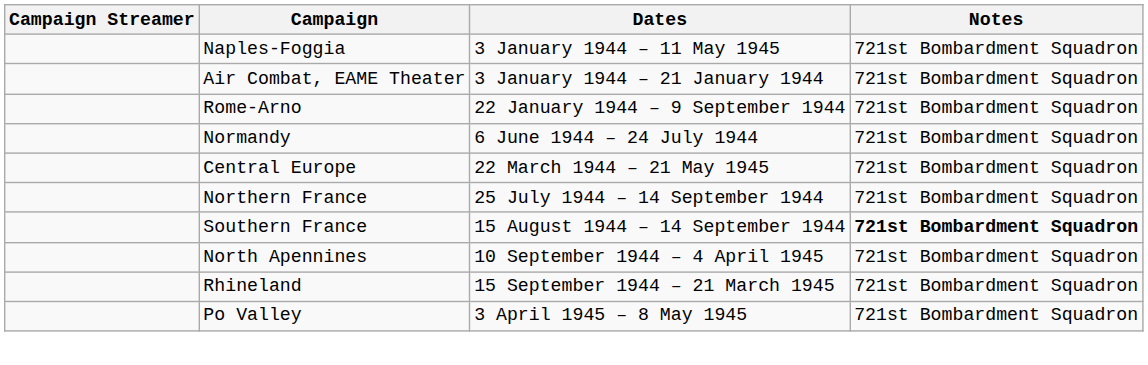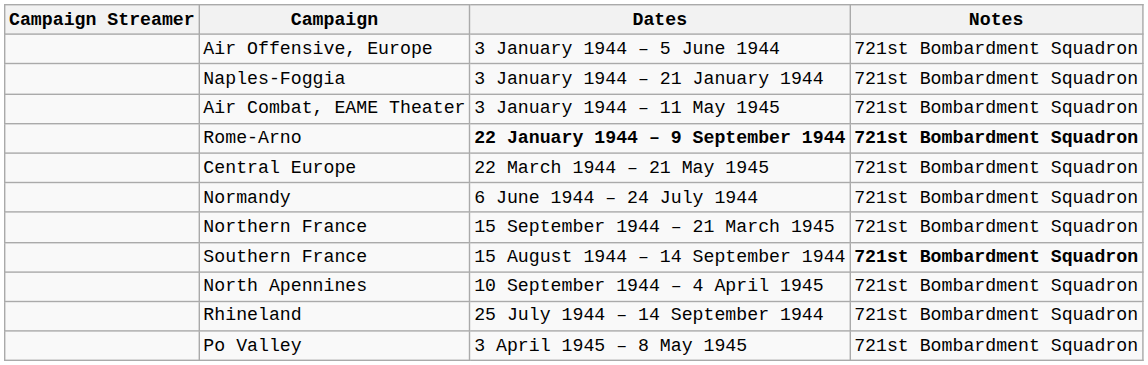+ row: (318, 49)
(627, 49) 3 January 1944 – 11 May 1945 -> (649, 79) 3 January 1944 – 21 January 1944
(649, 79) 3 January 1944 – 21 January 1944 -> (627, 109) 3 January 1944 – 11 May 1945
(660, 109) normal -> (660, 138) bold
(996, 109) normal -> (996, 138) bold
rows swapped: (280, 168) <-> (247, 138)
(649, 198) 25 July 1944 – 14 September 1944 -> (654, 227) 15 September 1944 – 21 March 1945
(654, 286) 15 September 1944 – 21 March 1945 -> (649, 316) 25 July 1944 – 14 September 1944
